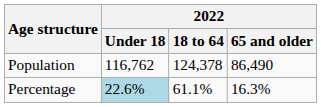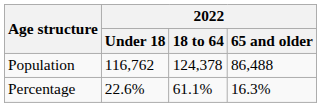(252, 65) 86,490 -> (252, 65) 86,488
(125, 89) lightblue background -> (125, 89) no background
